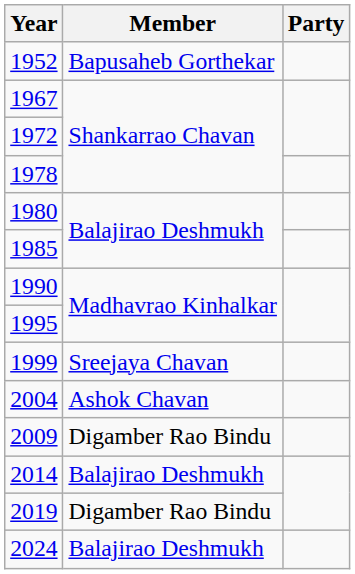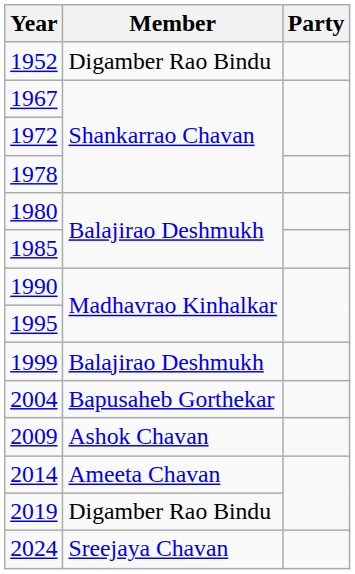(171, 60) Bapusaheb Gorthekar -> (170, 60) Digamber Rao Bindu
(148, 361) Sreejaya Chavan -> (166, 361) Balajirao Deshmukh
(139, 398) Ashok Chavan -> (171, 398) Bapusaheb Gorthekar
(170, 436) Digamber Rao Bindu -> (139, 436) Ashok Chavan
(166, 473) Balajirao Deshmukh -> (144, 473) Ameeta Chavan
(166, 549) Balajirao Deshmukh -> (148, 549) Sreejaya Chavan
